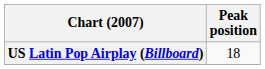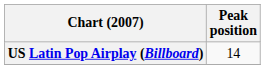(233, 53) 18 -> (233, 53) 14
